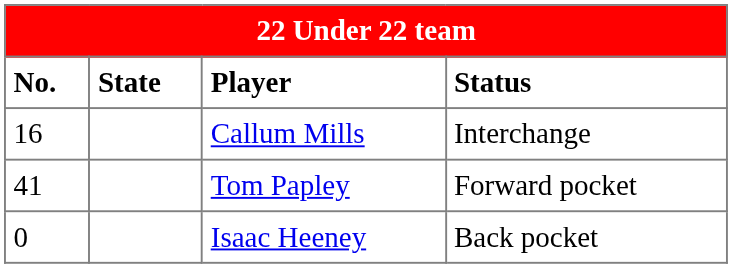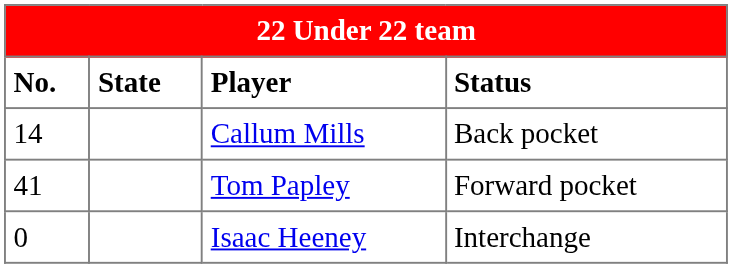(28, 133) 16 -> (28, 133) 14
(522, 133) Interchange -> (526, 133) Back pocket
(526, 236) Back pocket -> (522, 236) Interchange
